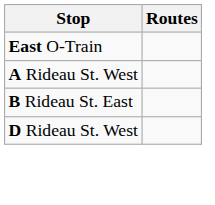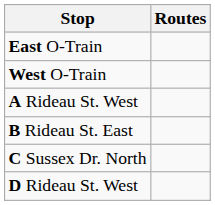+ row: (57, 74)
+ row: (78, 158)
